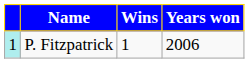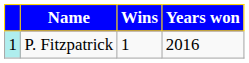(183, 44) 2006 -> (183, 44) 2016
